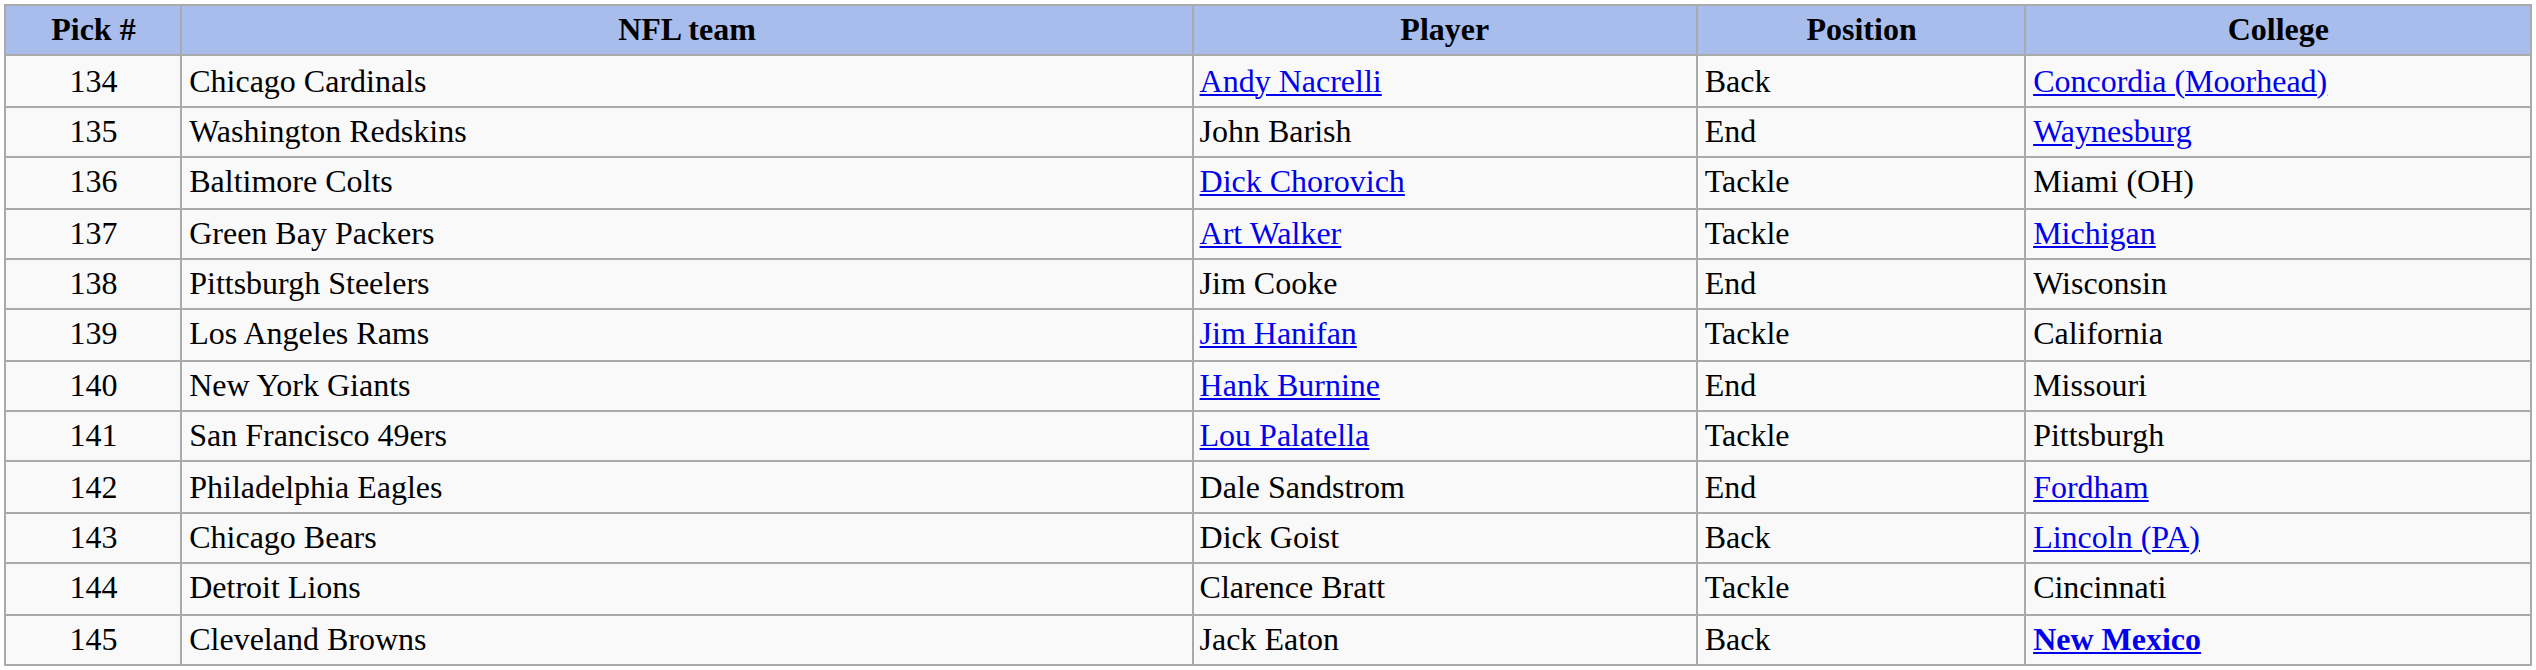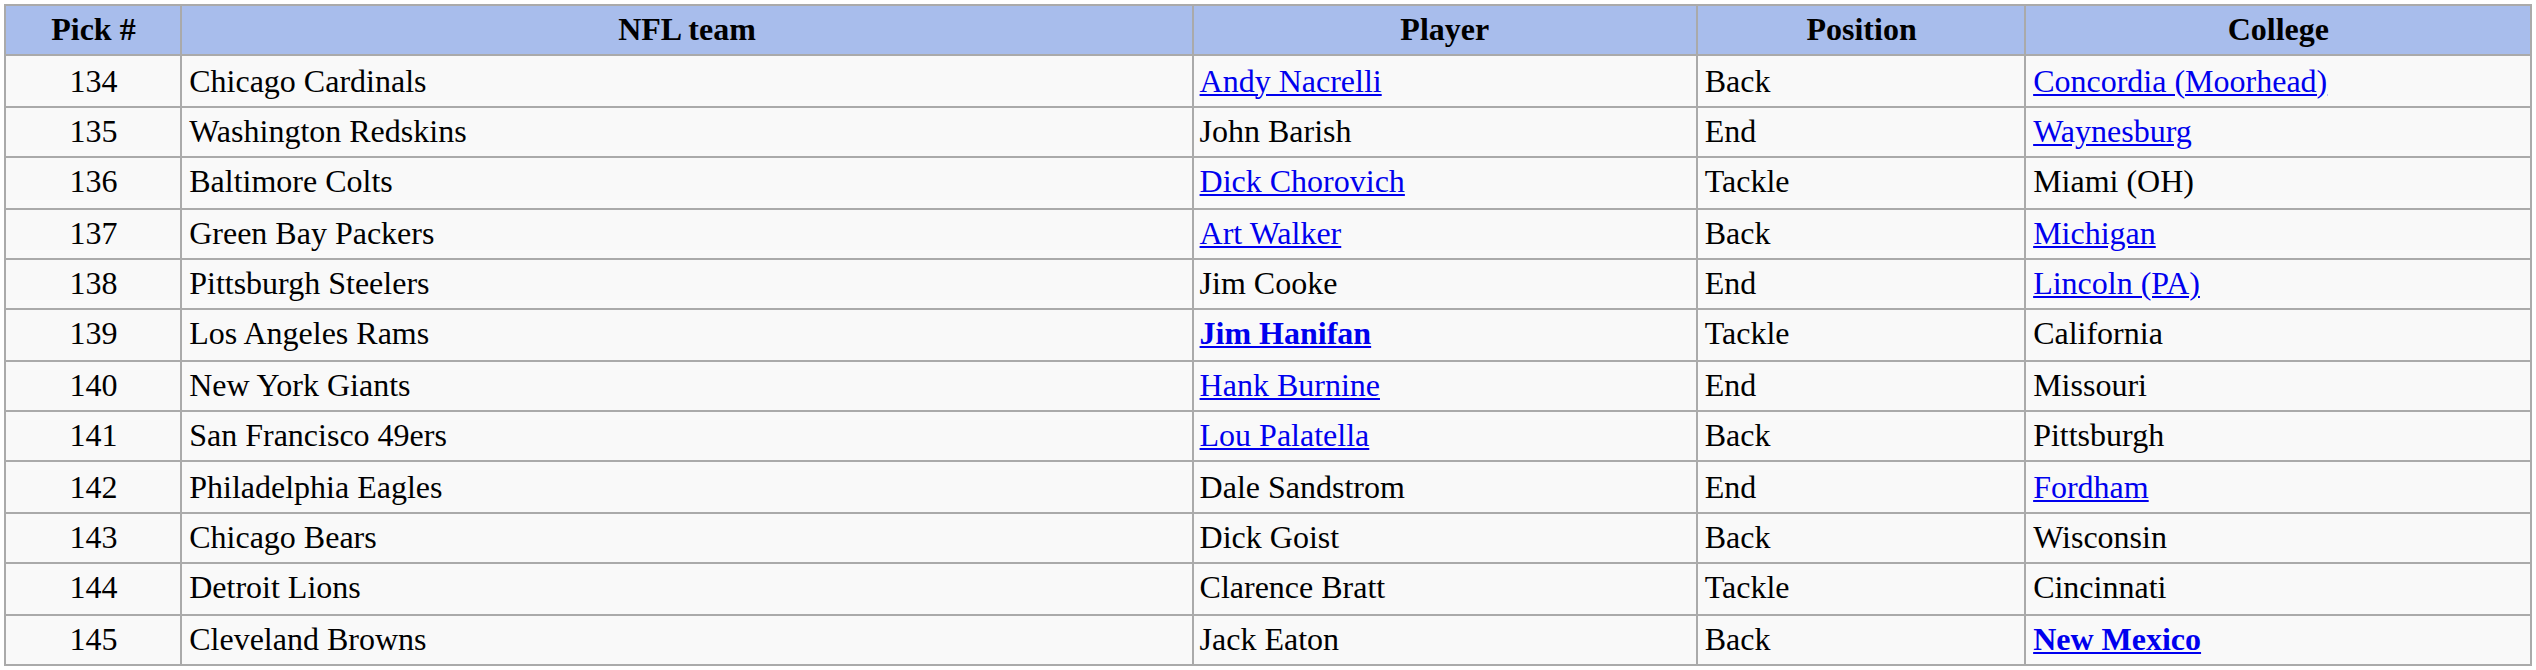(1747, 232) Tackle -> (1738, 232) Back
(2100, 283) Wisconsin -> (2117, 283) Lincoln (PA)
(1278, 334) normal -> (1285, 334) bold
(1747, 435) Tackle -> (1738, 435) Back
(2117, 537) Lincoln (PA) -> (2100, 537) Wisconsin
